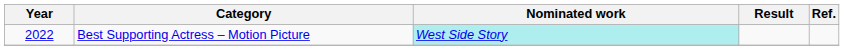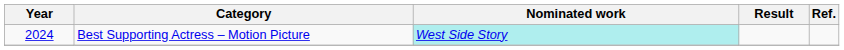(39, 34) 2022 -> (39, 34) 2024
